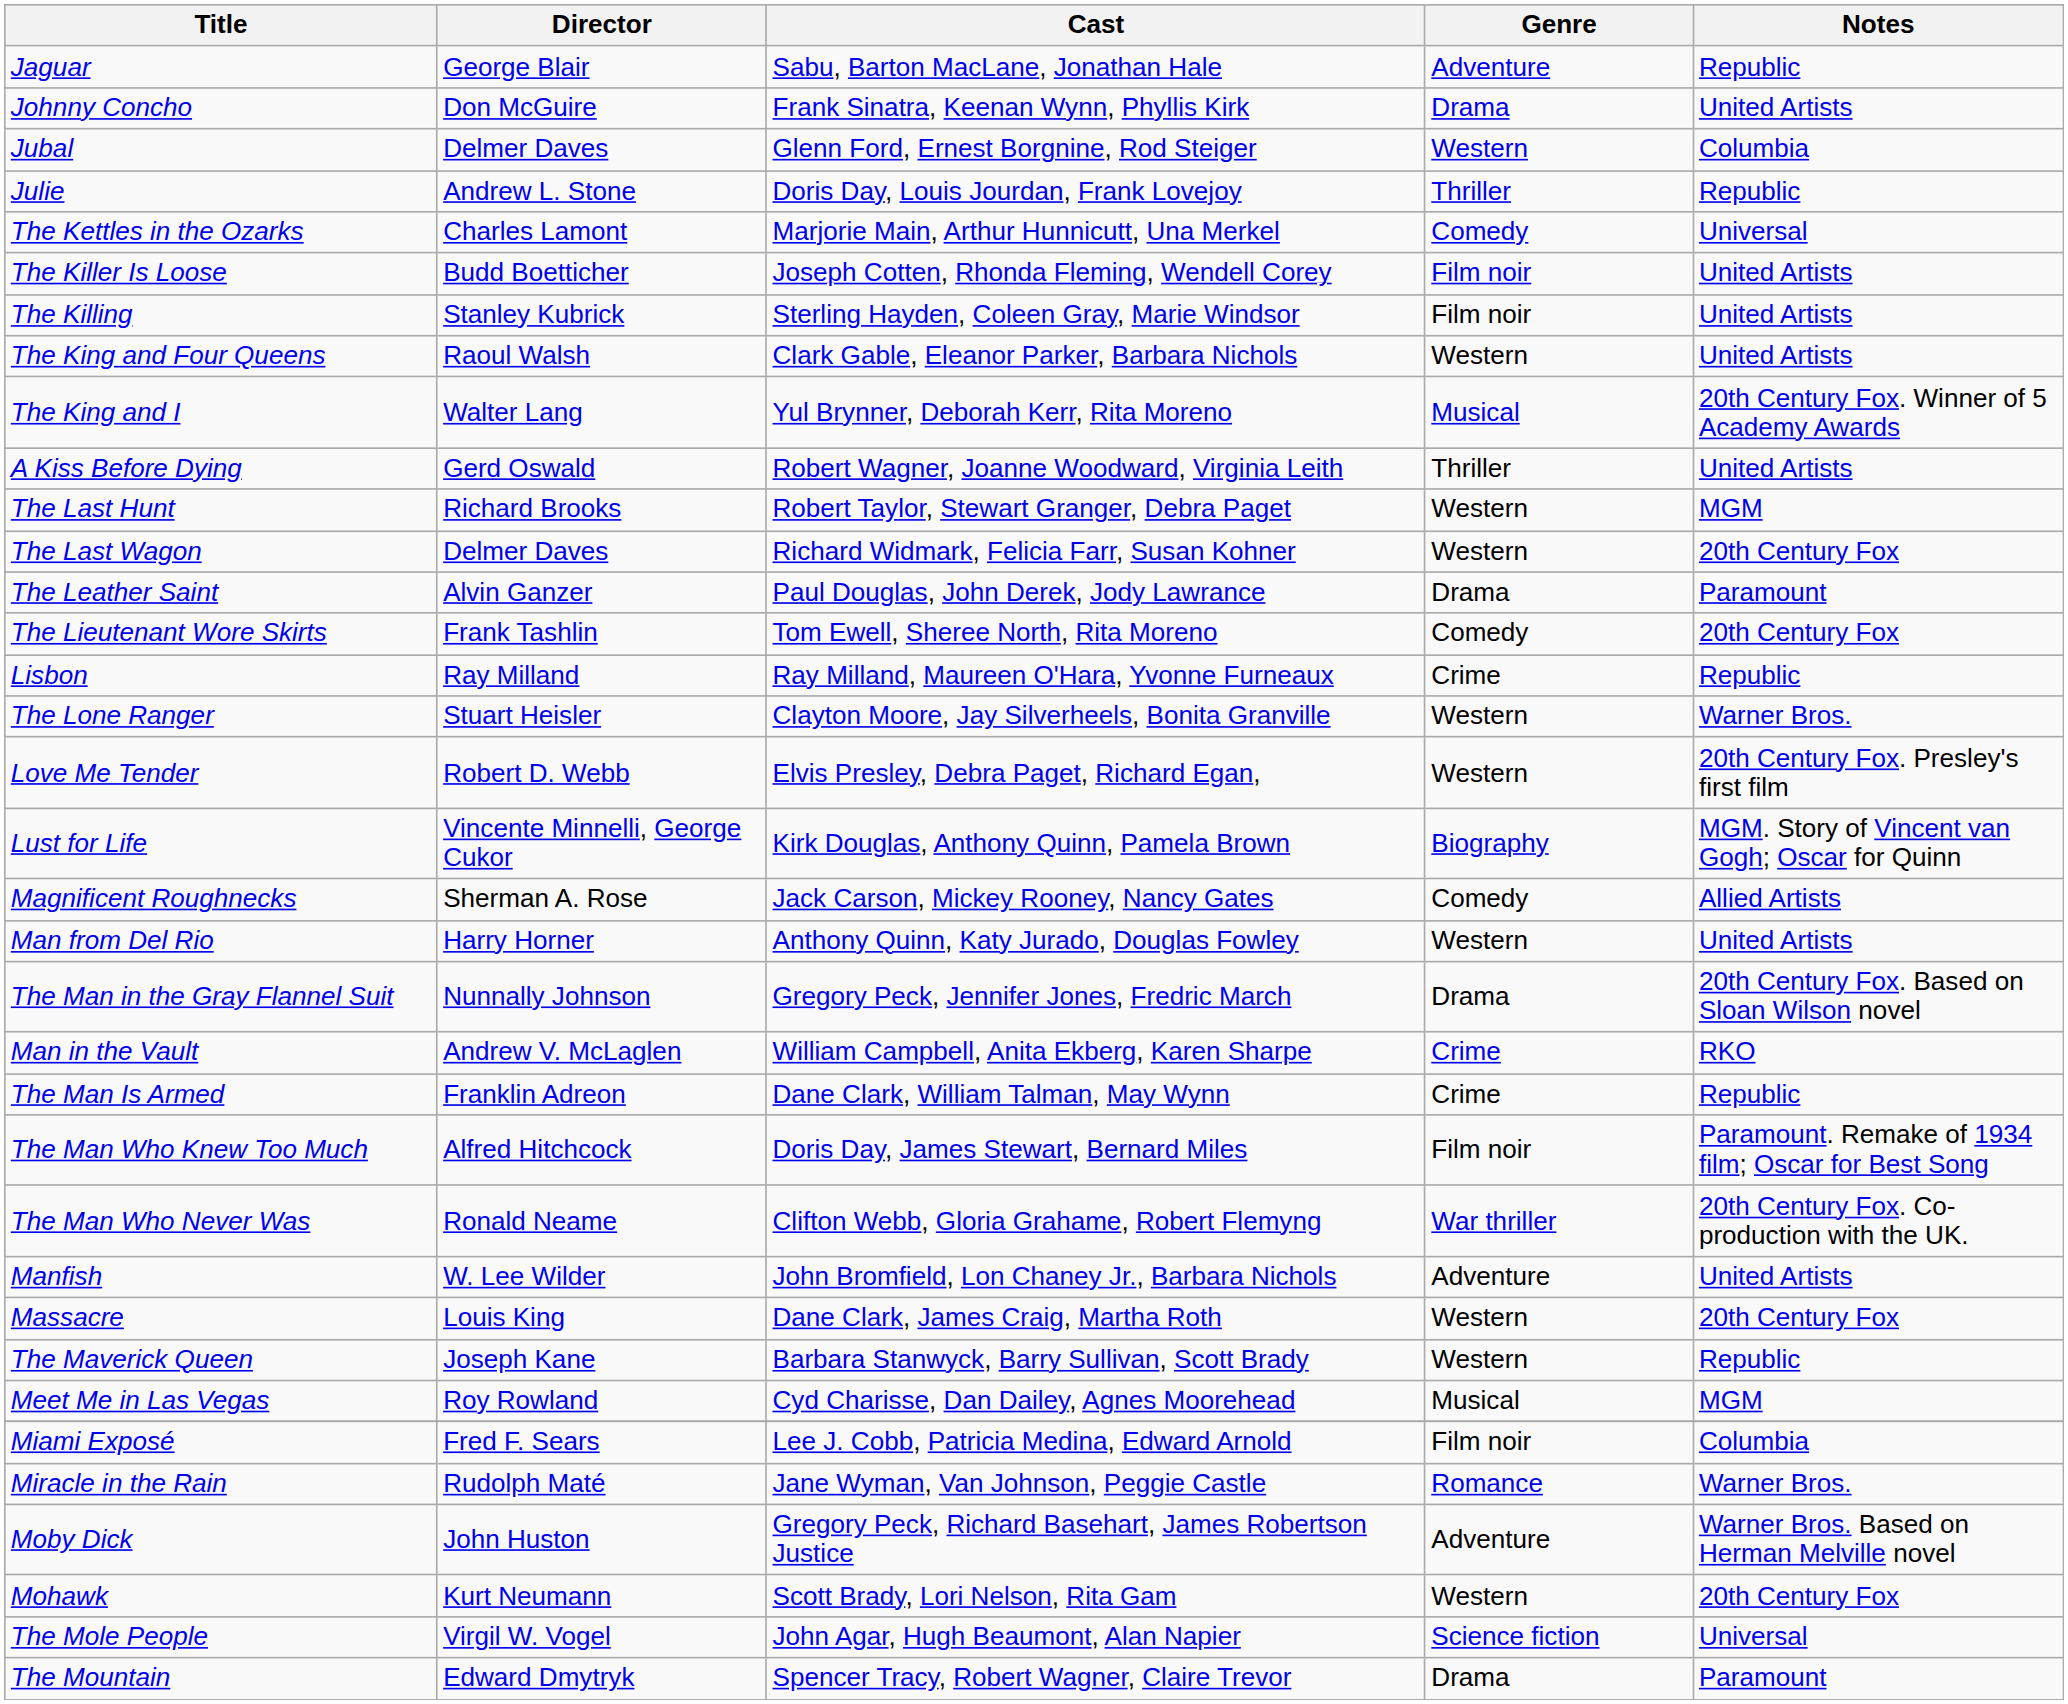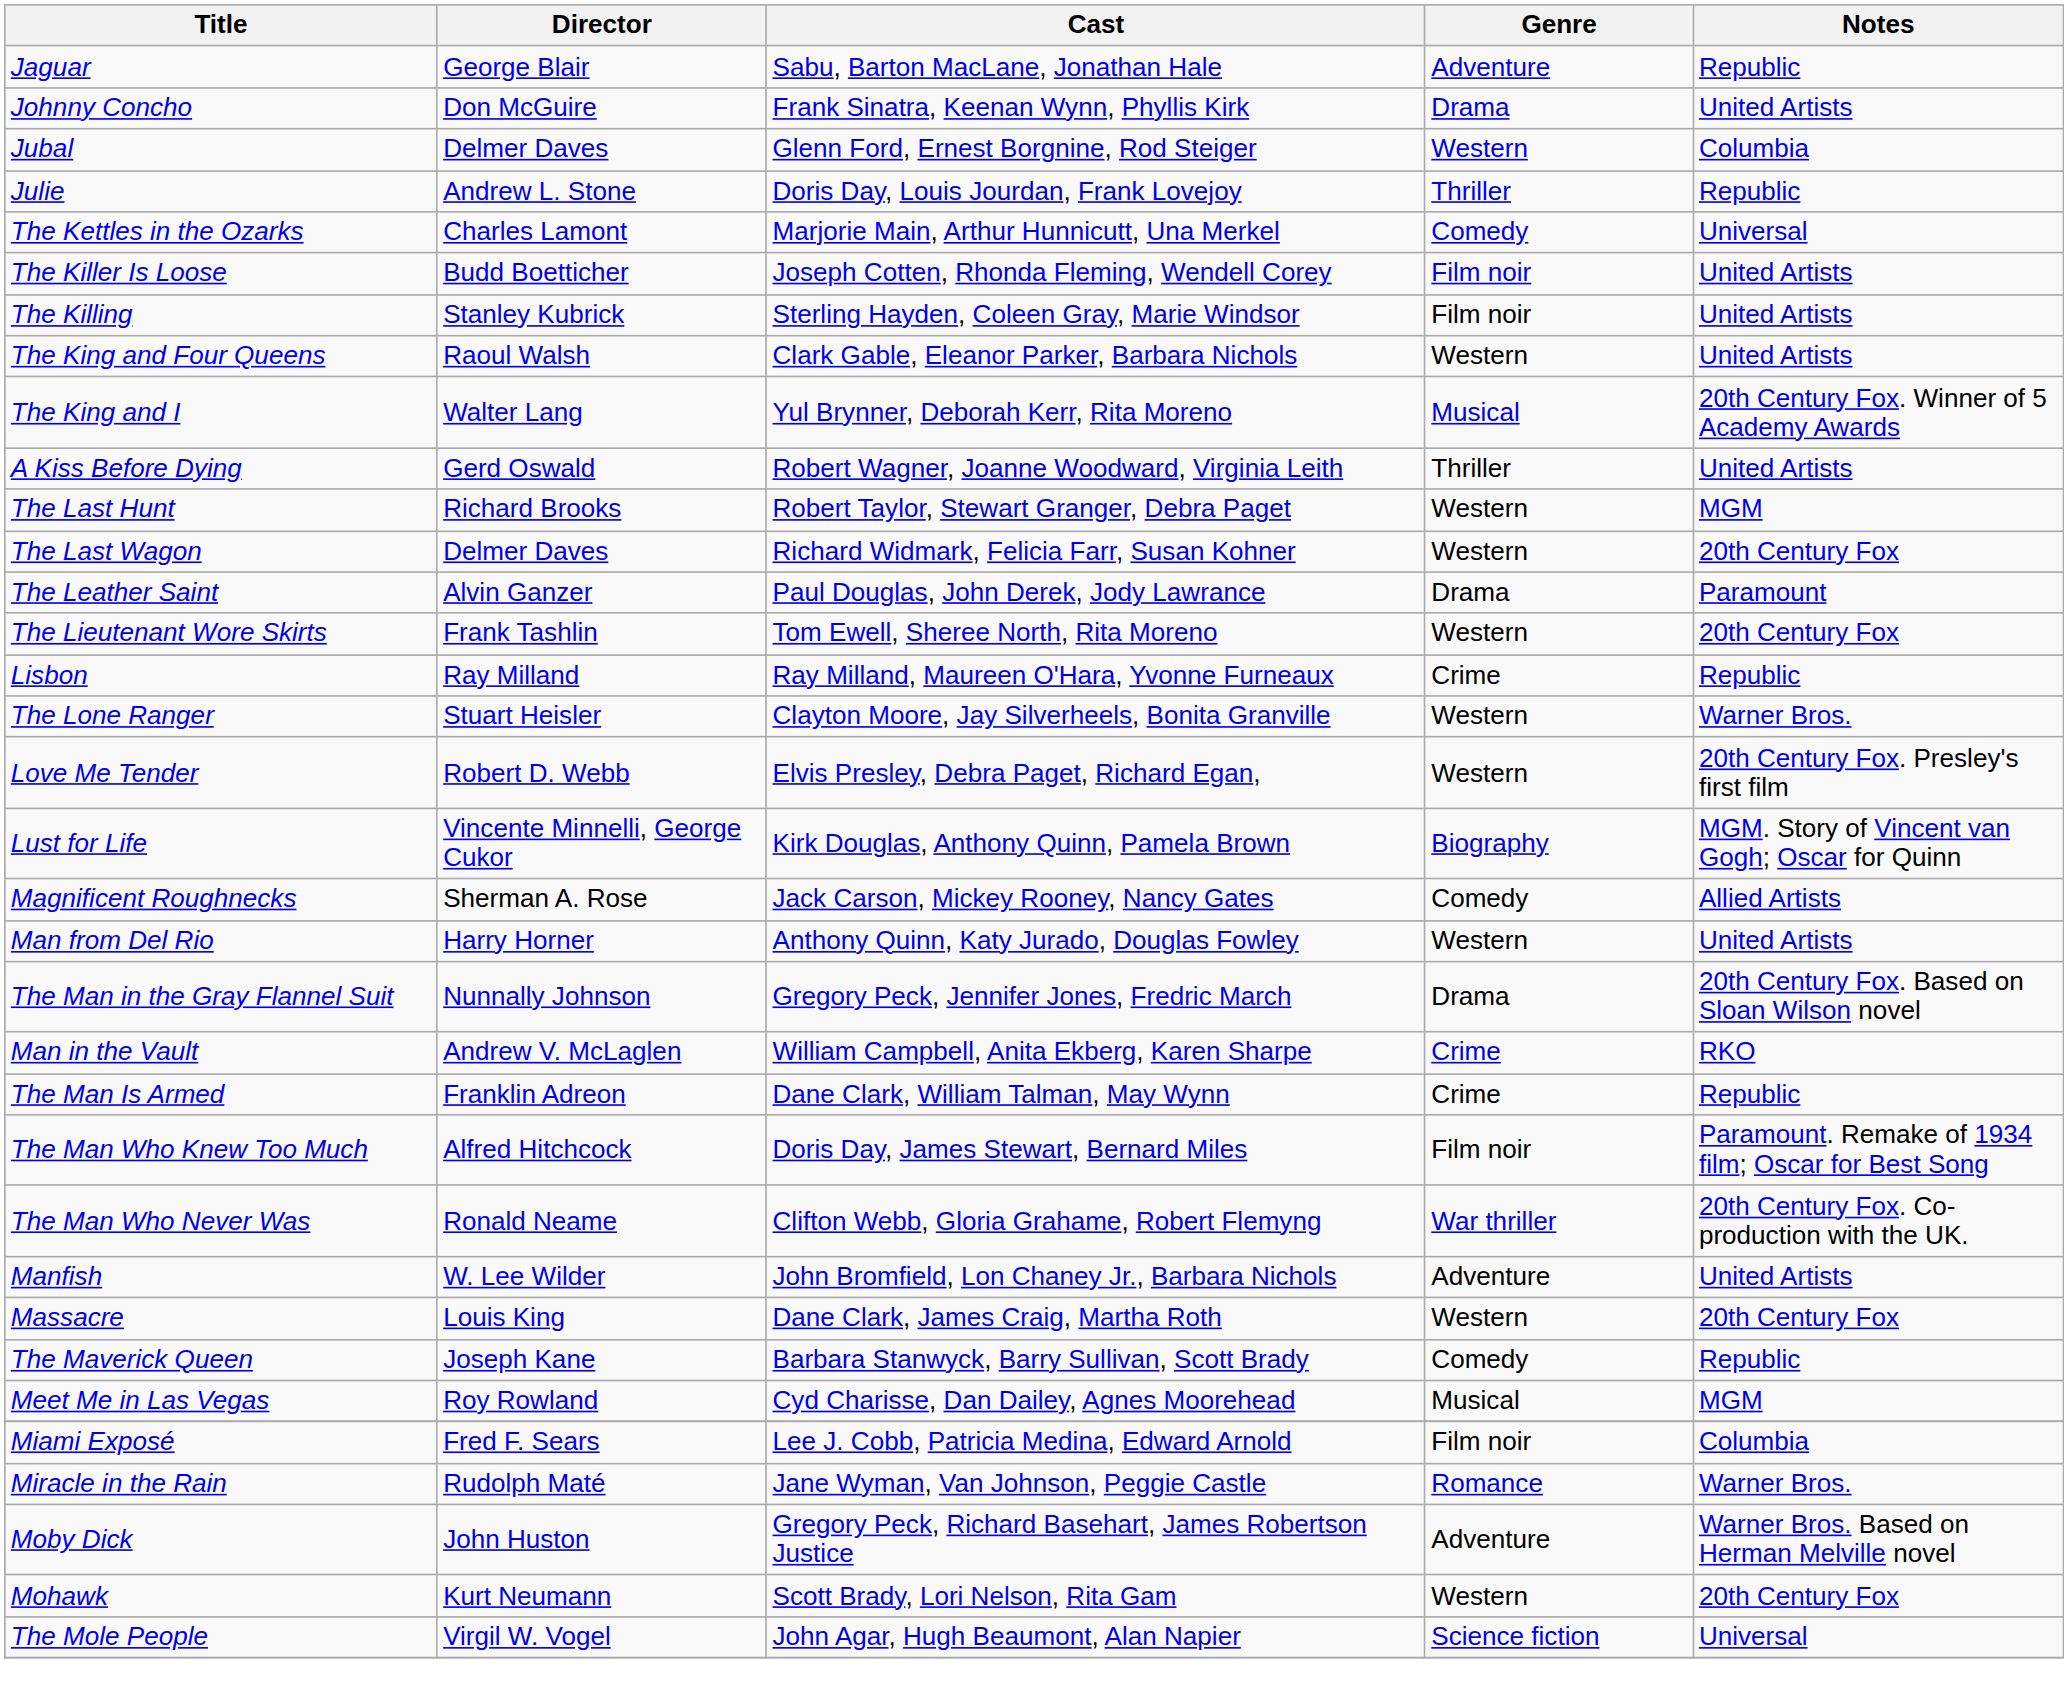(1480, 633) Comedy -> (1480, 633) Western
(1480, 1359) Western -> (1480, 1359) Comedy
- row: (91, 1678)
